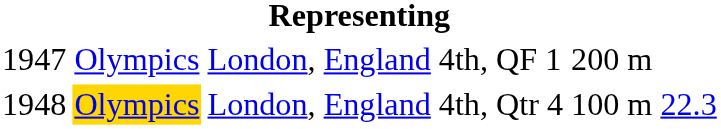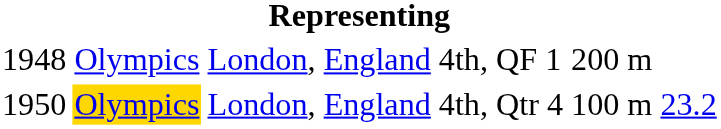(34, 59) 1947 -> (34, 59) 1948
(34, 104) 1948 -> (34, 104) 1950
(689, 104) 22.3 -> (689, 104) 23.2
